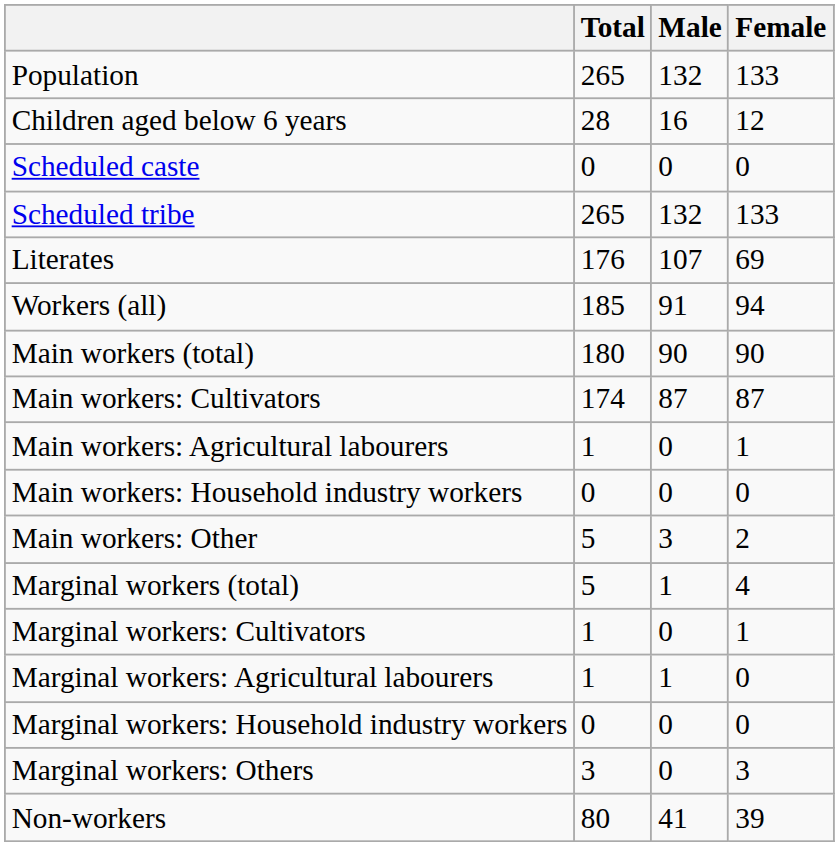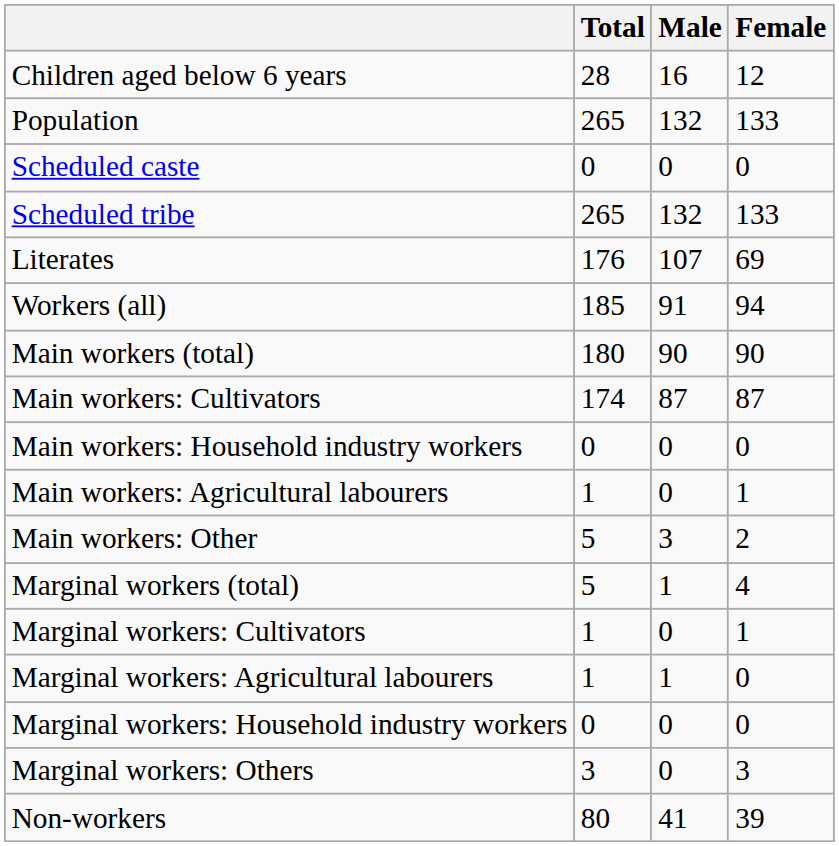rows swapped: (75, 74) <-> (179, 120)
rows swapped: (230, 445) <-> (267, 492)
